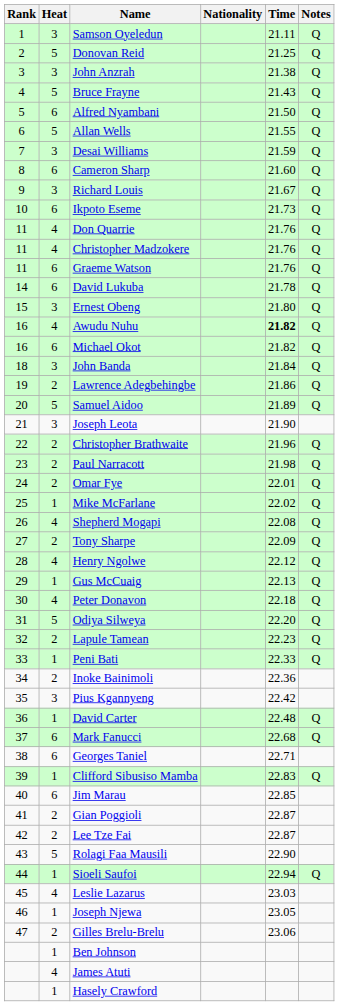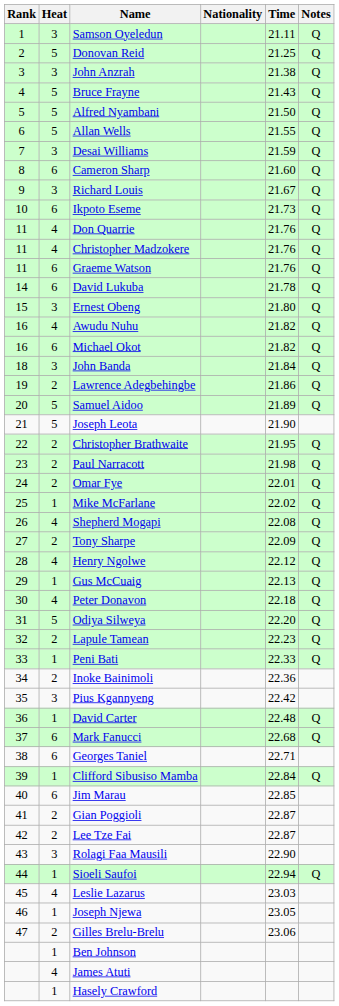(54, 111) 6 -> (54, 111) 5
(282, 326) bold -> (282, 326) normal
(54, 424) 3 -> (54, 424) 5
(282, 444) 21.96 -> (282, 444) 21.95
(282, 776) 22.83 -> (282, 776) 22.84
(54, 854) 5 -> (54, 854) 3
